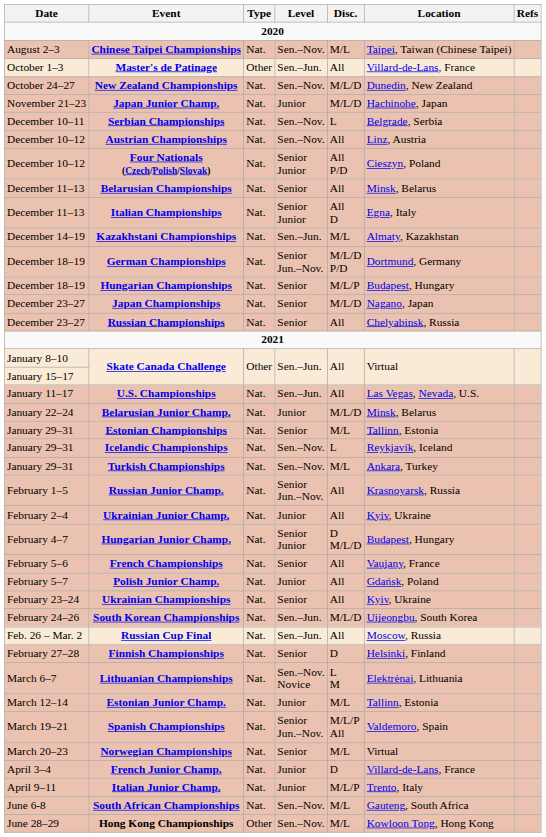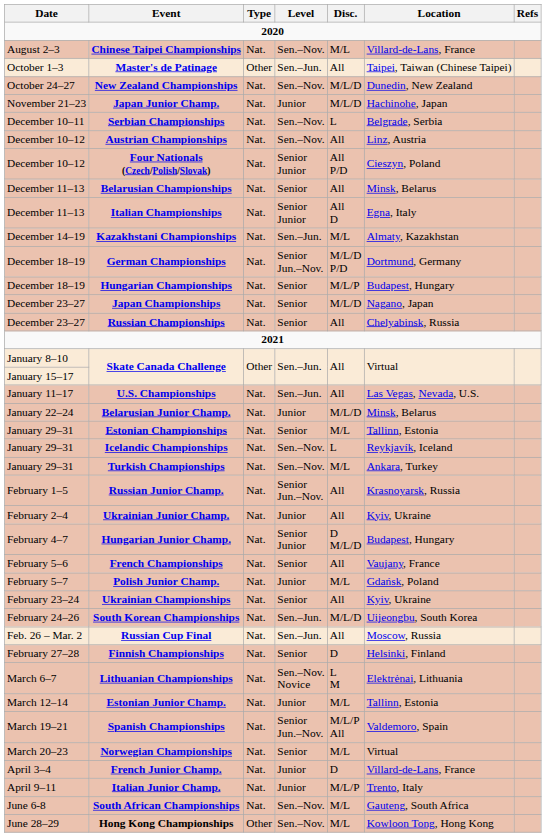(439, 49) Taipei, Taiwan (Chinese Taipei) -> (421, 49) Villard-de-Lans, France
(421, 67) Villard-de-Lans, France -> (439, 67) Taipei, Taiwan (Chinese Taipei)
(337, 581) All -> (340, 581) M/L
